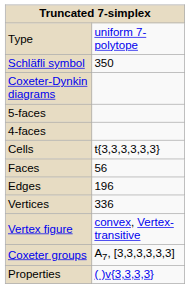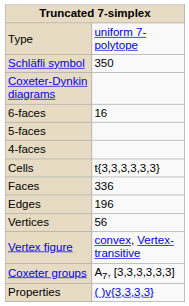+ row: (27, 113)
(101, 167) 56 -> (104, 186) 336
(104, 204) 336 -> (101, 222) 56
